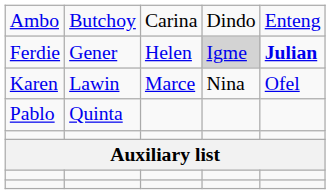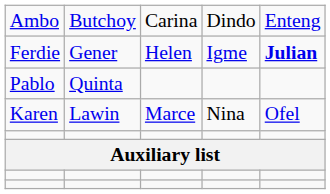(227, 51) lightgrey background -> (227, 51) no background
rows swapped: (34, 83) <-> (32, 114)
